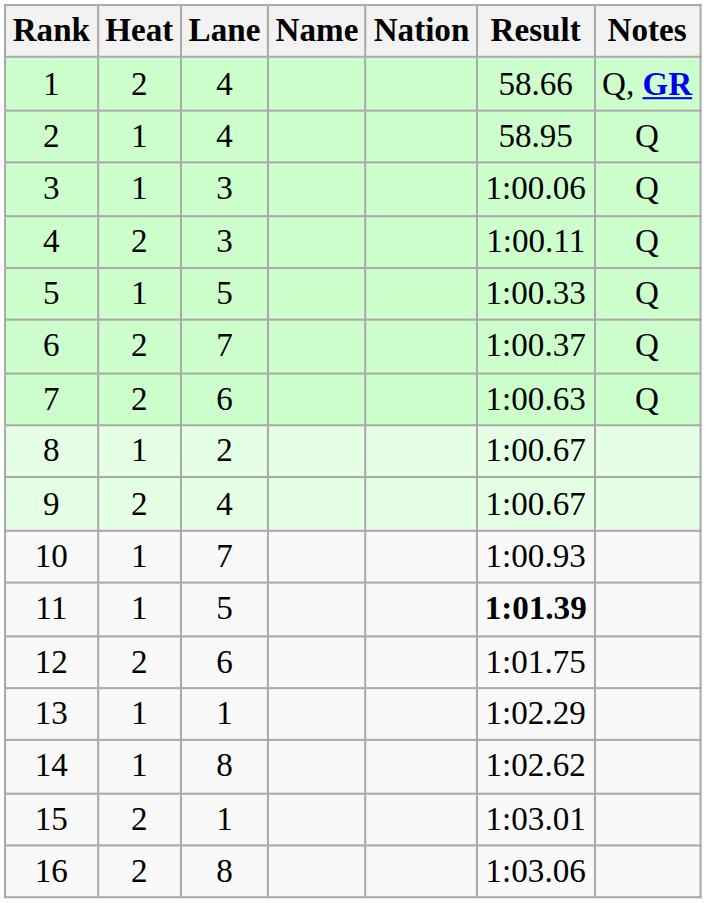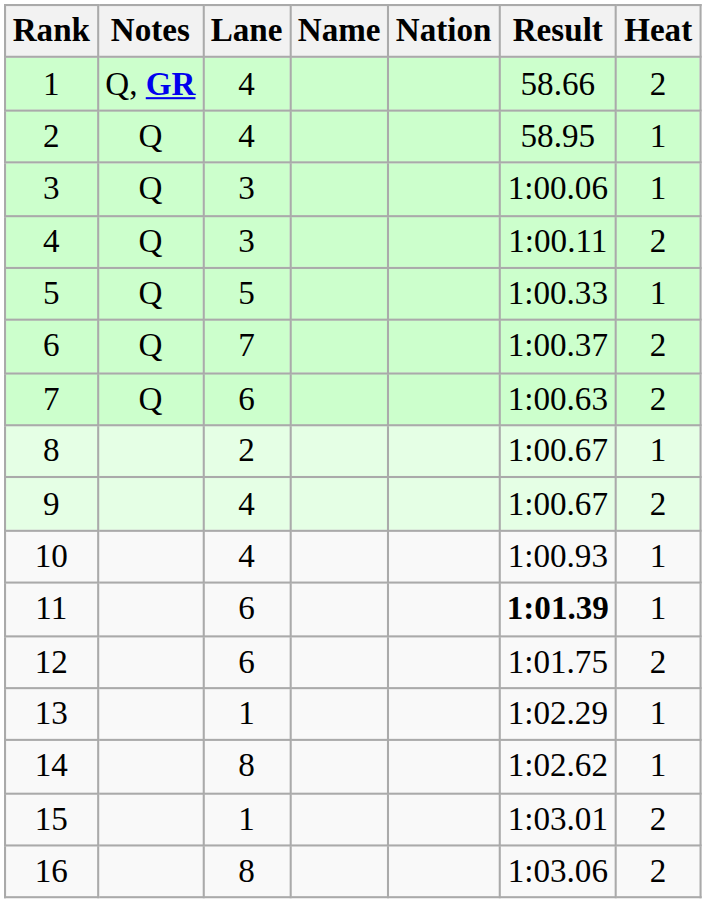columns swapped: (139, 30) <-> (647, 30)
(224, 556) 7 -> (247, 556) 4
(224, 608) 5 -> (247, 608) 6
